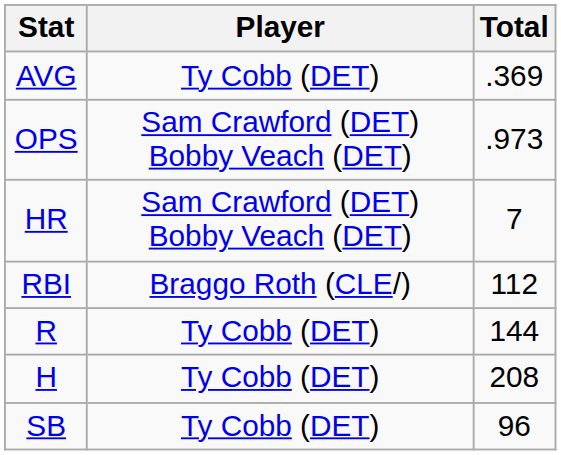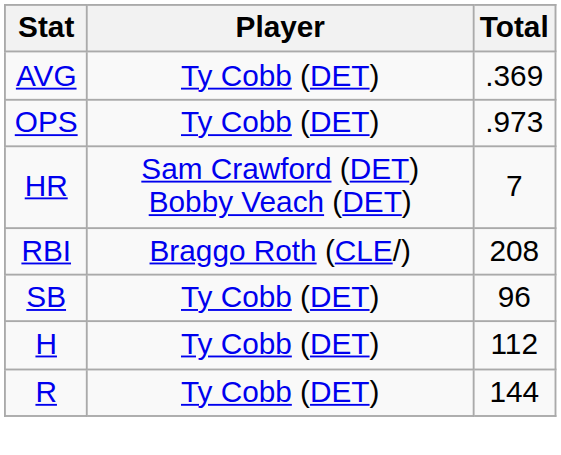(280, 139) Sam Crawford (DET) Bobby Veach (DET) -> (280, 122) Ty Cobb (DET)
(514, 283) 112 -> (514, 250) 208
rows swapped: (46, 331) <-> (46, 425)
(514, 378) 208 -> (514, 344) 112
